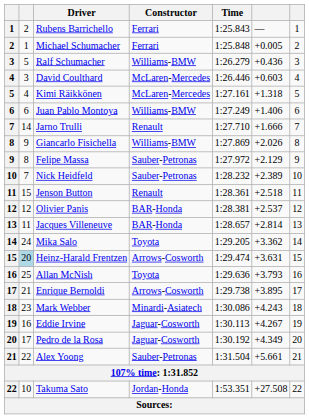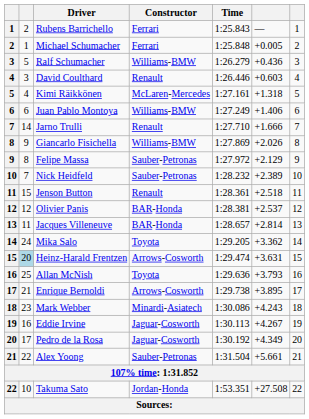(171, 77) McLaren-Mercedes -> (147, 77) Renault
